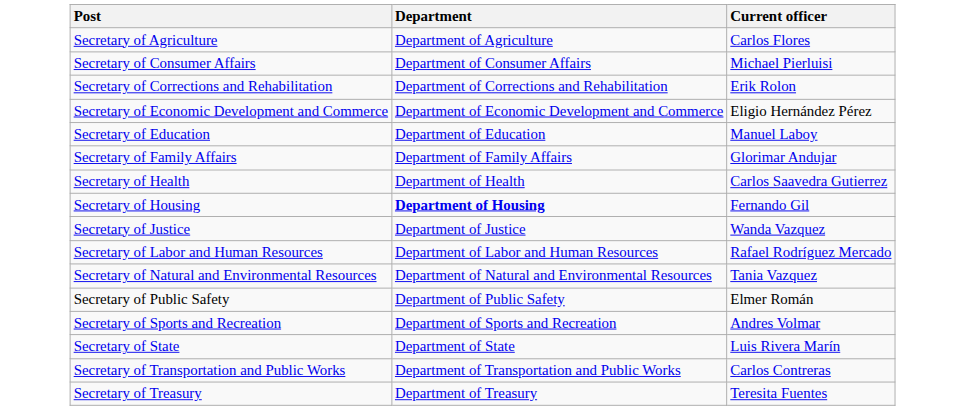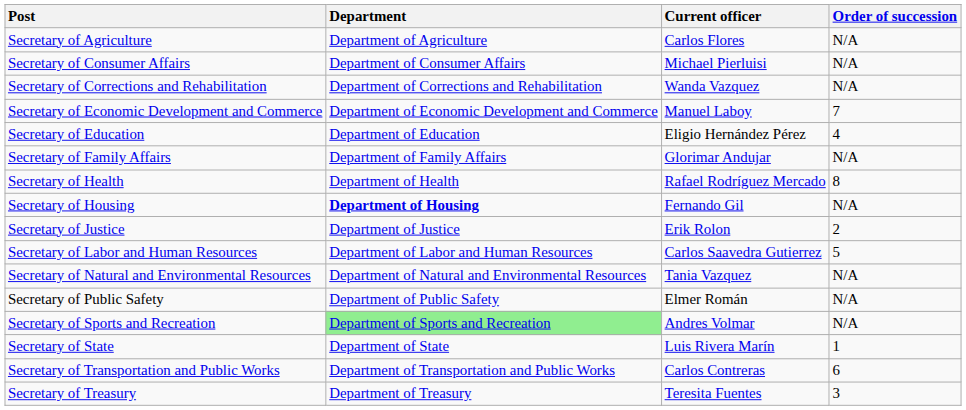+ column: (895, 16)
(763, 87) Erik Rolon -> (712, 87) Wanda Vazquez
(801, 110) Eligio Hernández Pérez -> (708, 110) Manuel Laboy
(774, 134) Manuel Laboy -> (735, 134) Eligio Hernández Pérez
(809, 181) Carlos Saavedra Gutierrez -> (745, 181) Rafael Rodríguez Mercado
(778, 228) Wanda Vazquez -> (697, 228) Erik Rolon
(811, 252) Rafael Rodríguez Mercado -> (743, 252) Carlos Saavedra Gutierrez
(506, 323) no background -> (440, 323) lightgreen background
